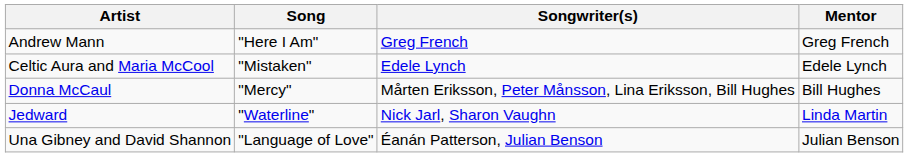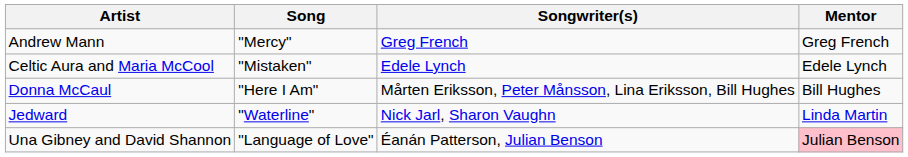(278, 41) "Here I Am" -> (265, 41) "Mercy"
(265, 90) "Mercy" -> (278, 90) "Here I Am"
(851, 139) no background -> (851, 139) pink background
